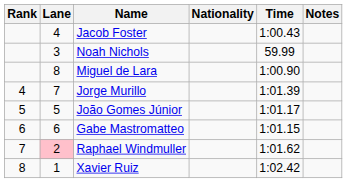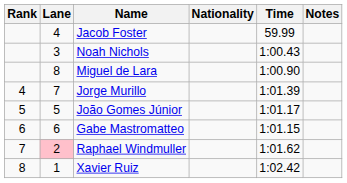(280, 33) 1:00.43 -> (280, 33) 59.99
(280, 52) 59.99 -> (280, 52) 1:00.43
